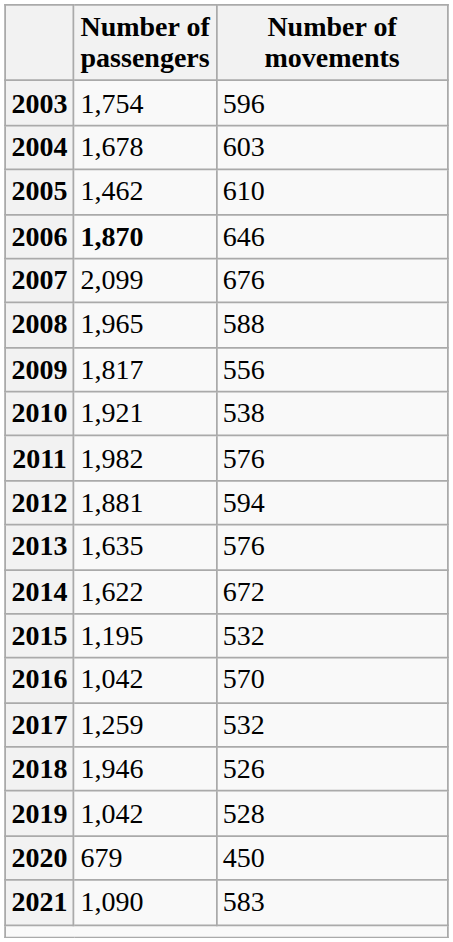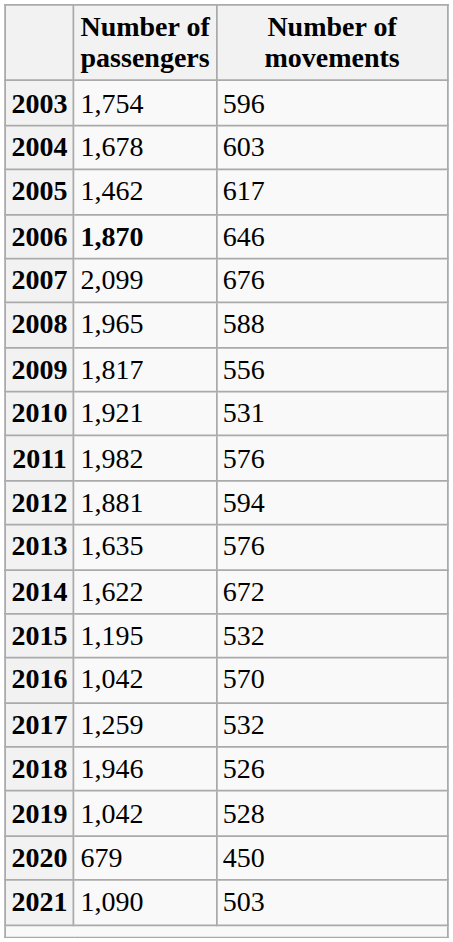(244, 191) 610 -> (244, 191) 617
(244, 413) 538 -> (244, 413) 531
(244, 901) 583 -> (244, 901) 503
